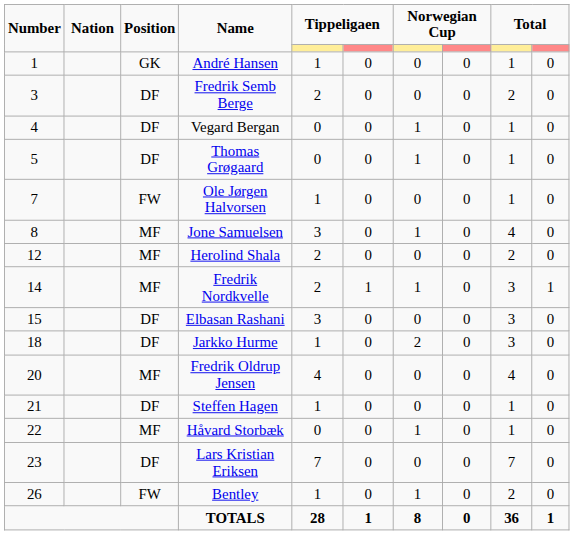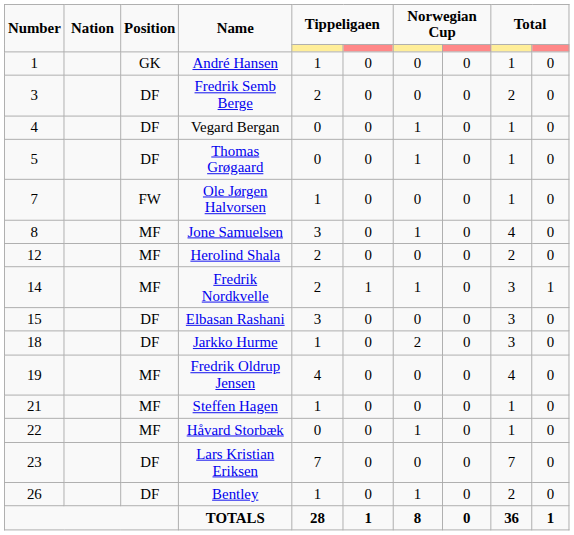(34, 374) 20 -> (34, 374) 19
(150, 406) DF -> (150, 406) MF
(150, 494) FW -> (150, 494) DF
